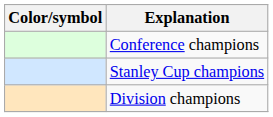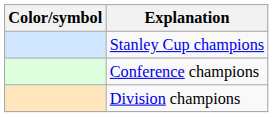rows swapped: (187, 71) <-> (184, 44)
